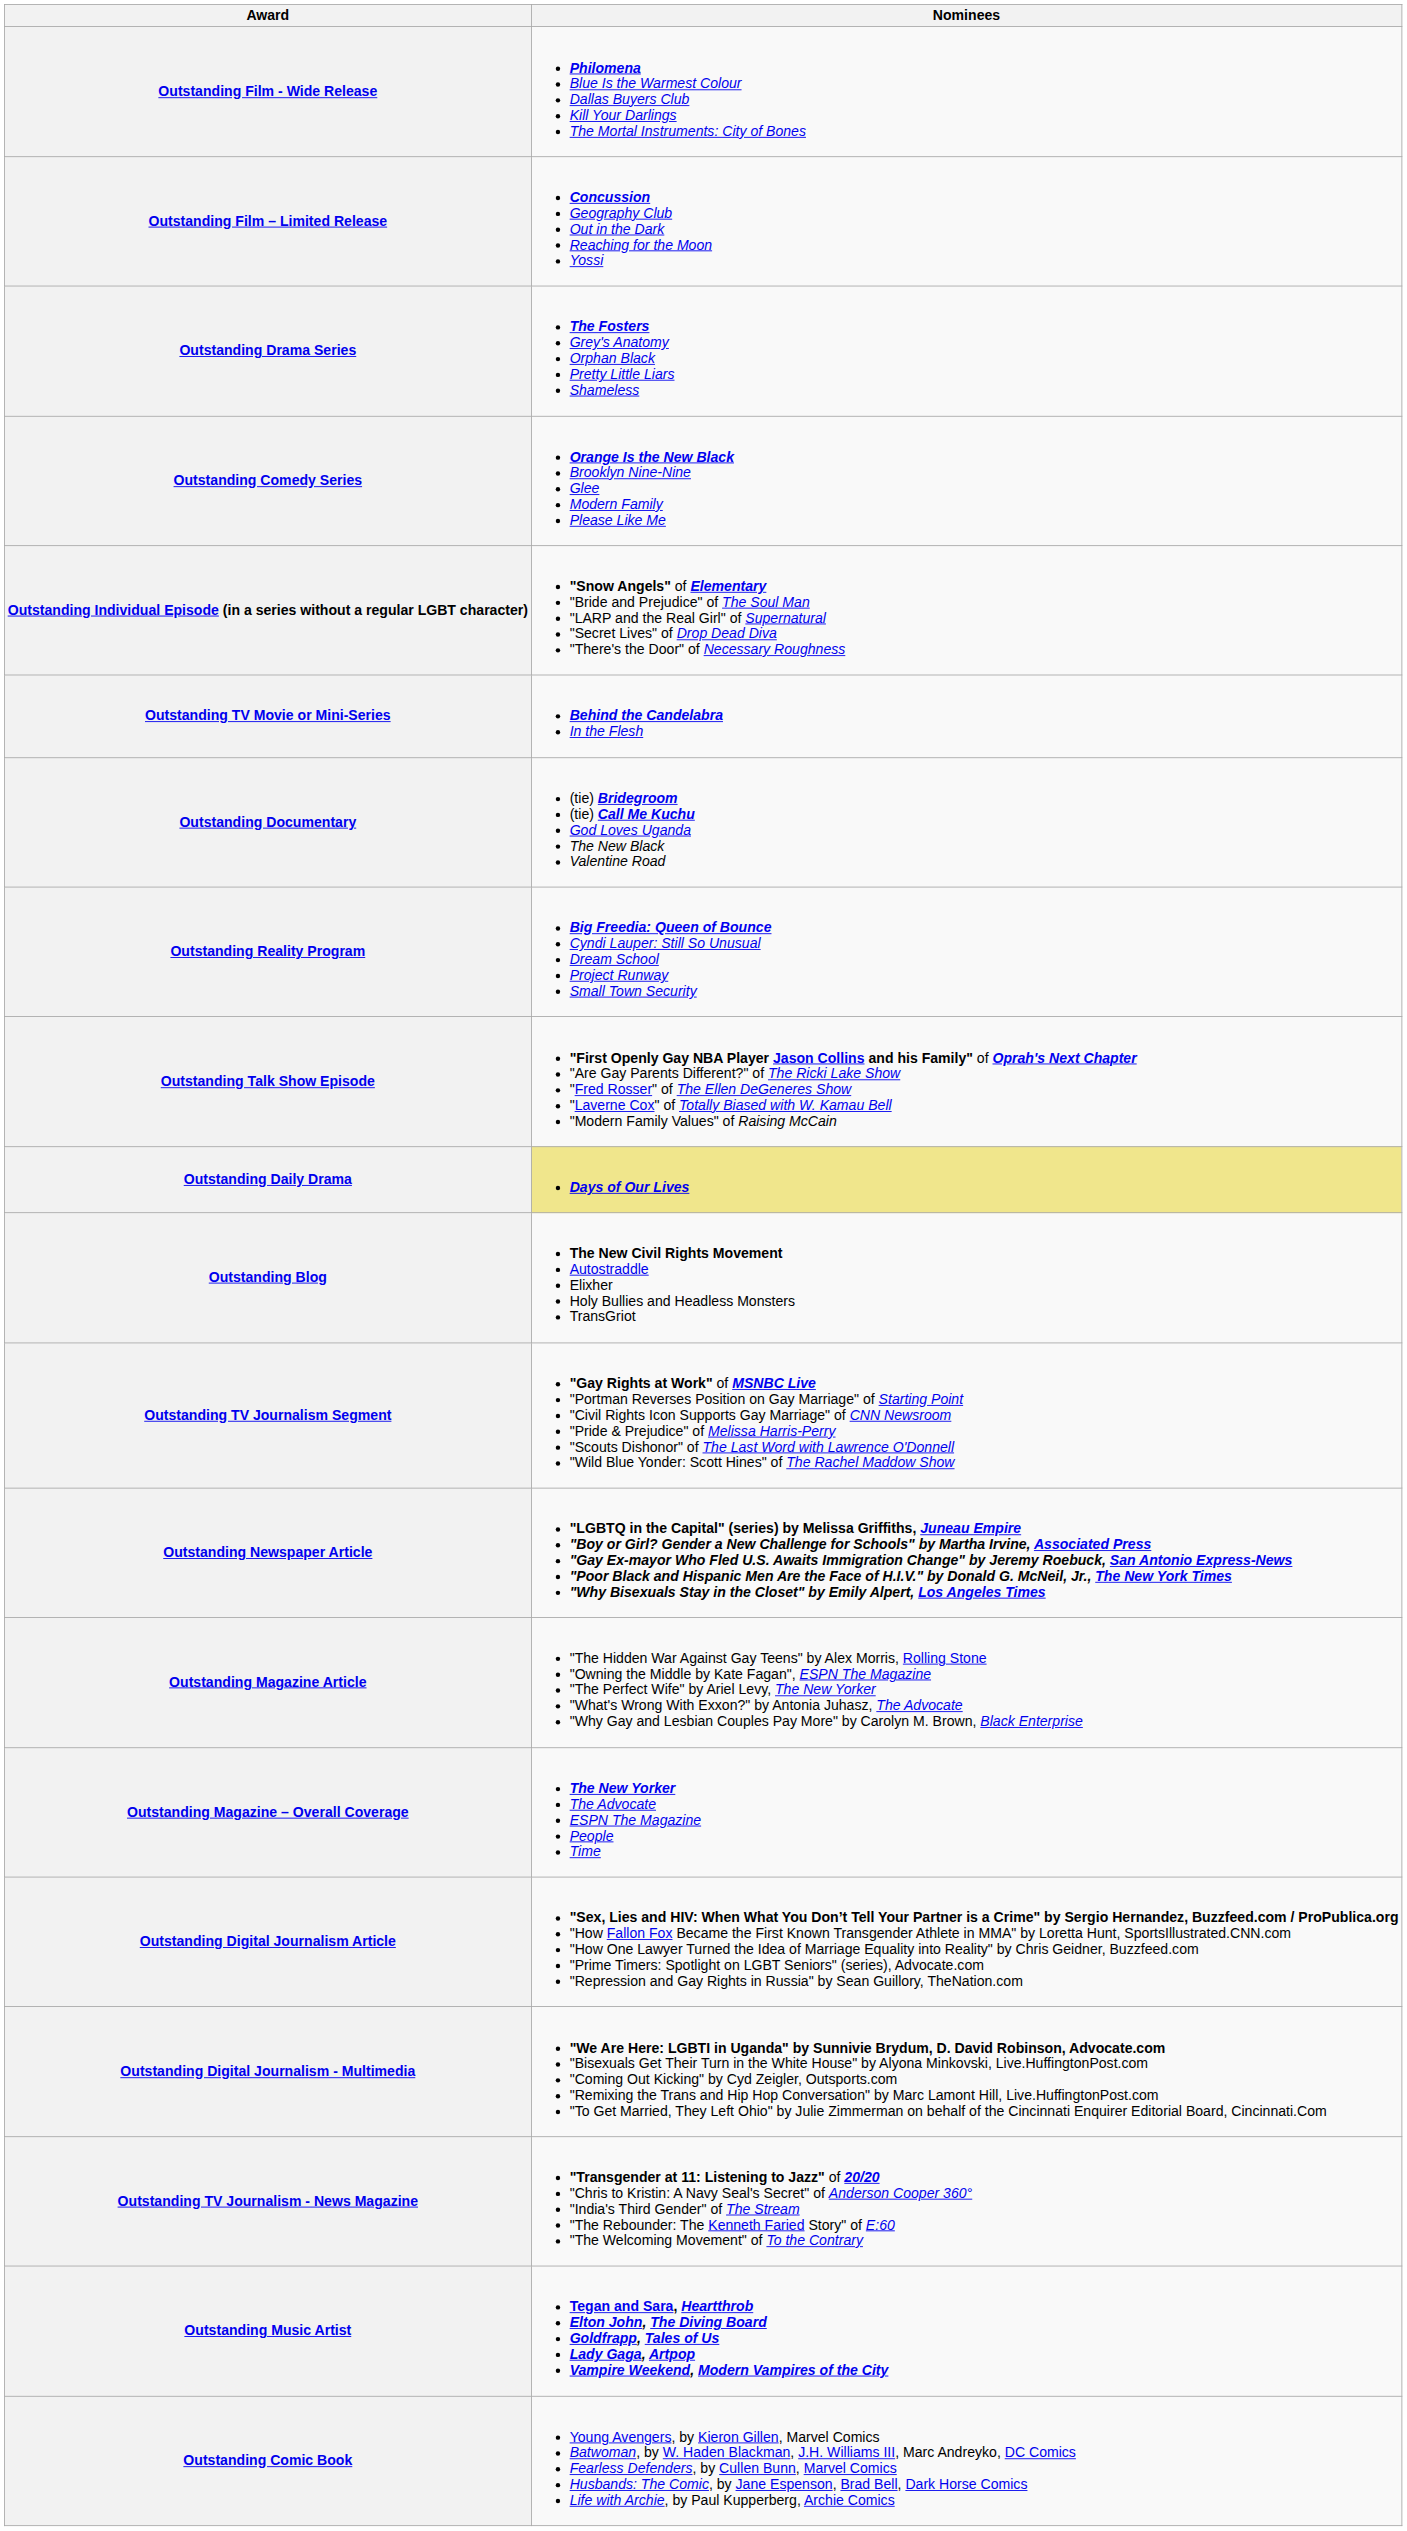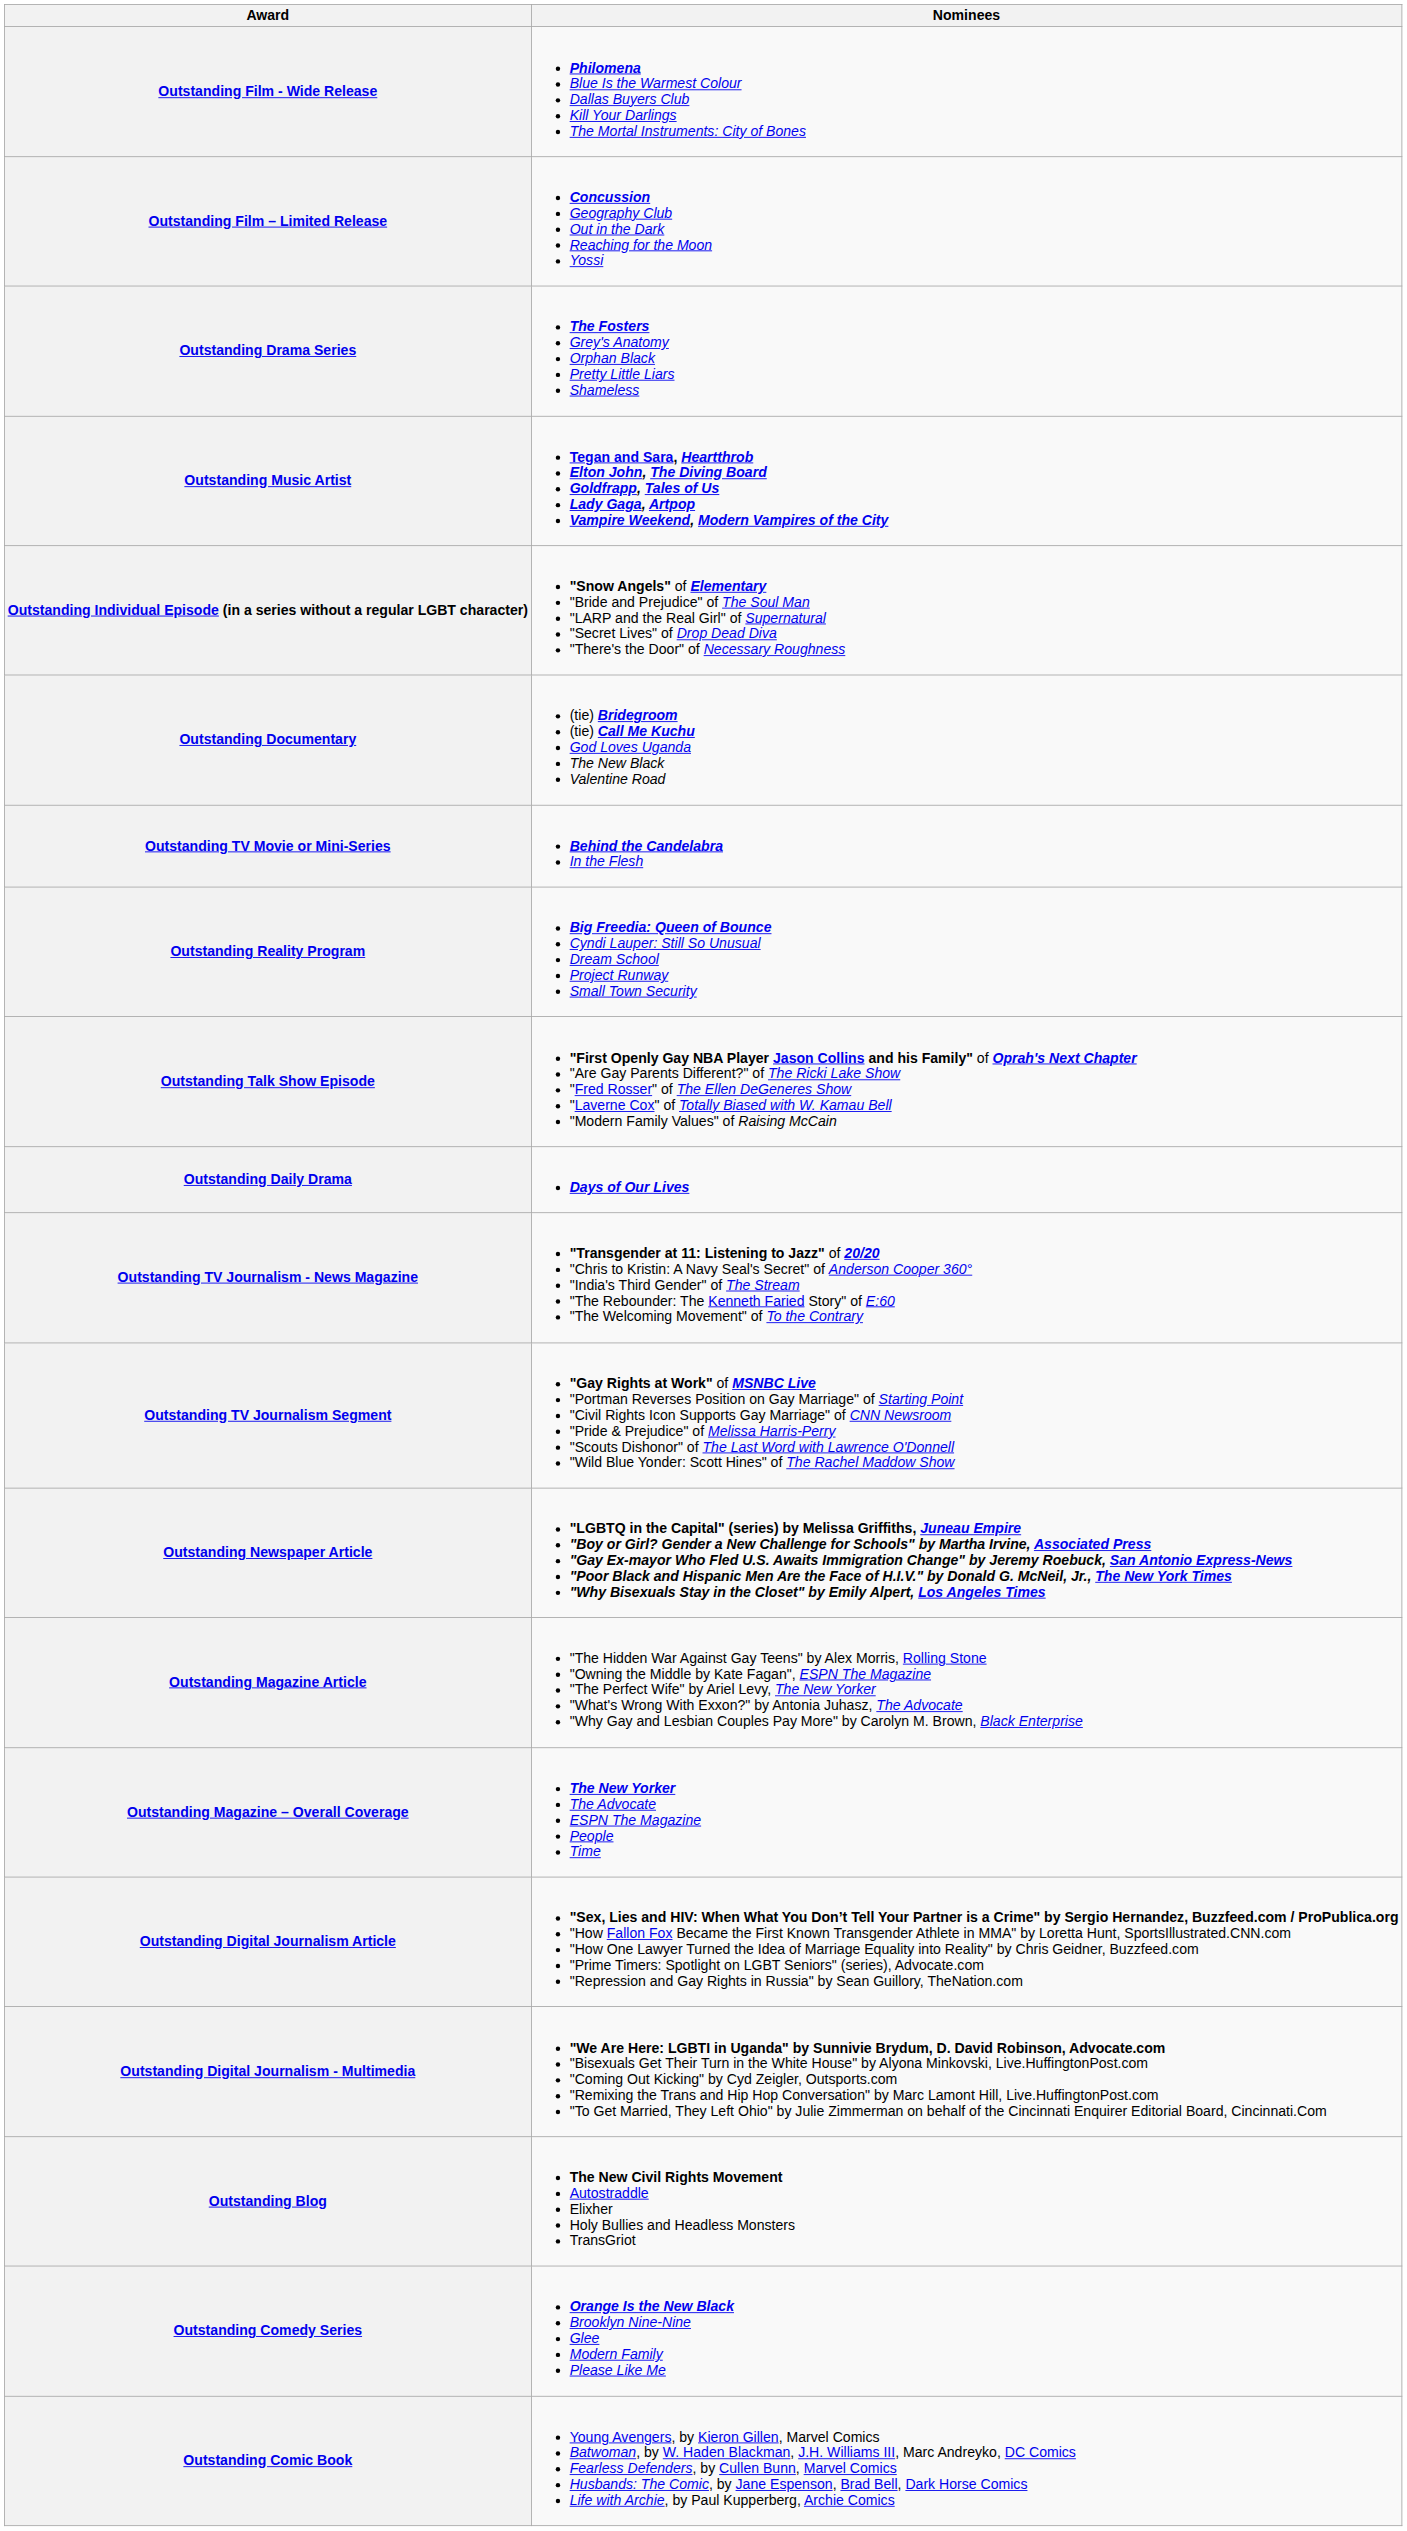rows swapped: (268, 480) <-> (268, 2331)
rows swapped: (268, 716) <-> (268, 822)
(966, 1188) khaki background -> (966, 1188) no background
rows swapped: (268, 2201) <-> (268, 1277)
